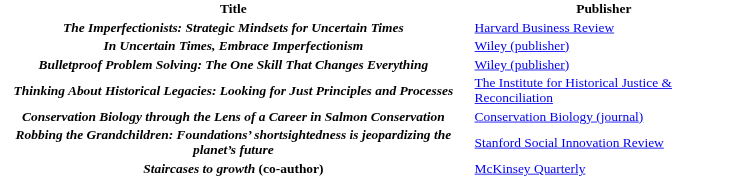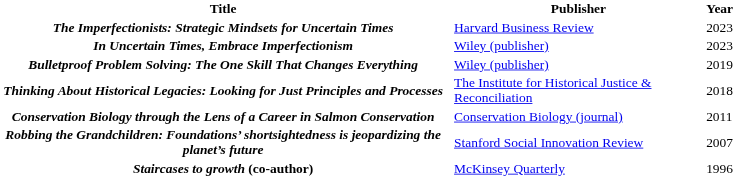+ column: (720, 9)
